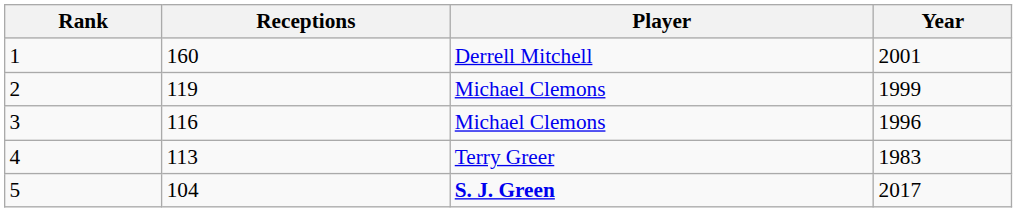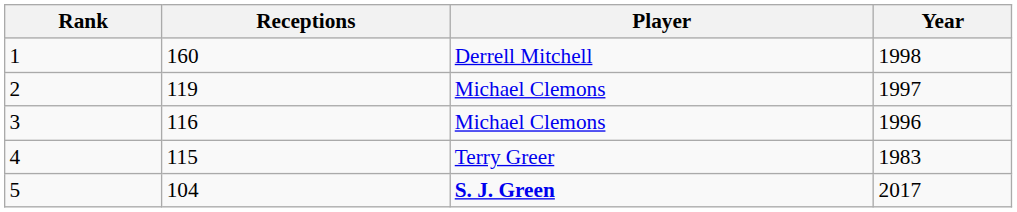(900, 55) 2001 -> (900, 55) 1998
(900, 88) 1999 -> (900, 88) 1997
(182, 156) 113 -> (182, 156) 115
